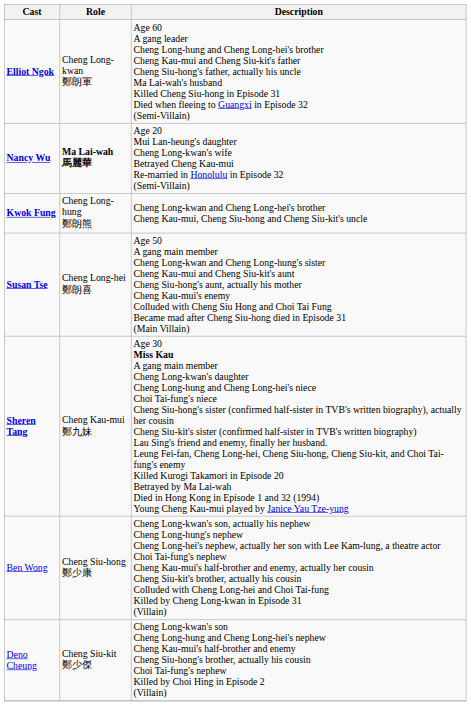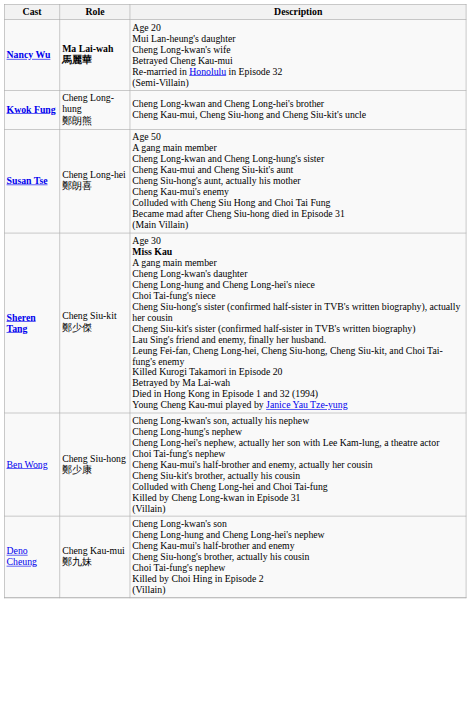- row: (30, 71)
(93, 425) Cheng Kau-mui 鄭九妹 -> (89, 322) Cheng Siu-kit 鄭少傑
(89, 659) Cheng Siu-kit 鄭少傑 -> (93, 556) Cheng Kau-mui 鄭九妹
